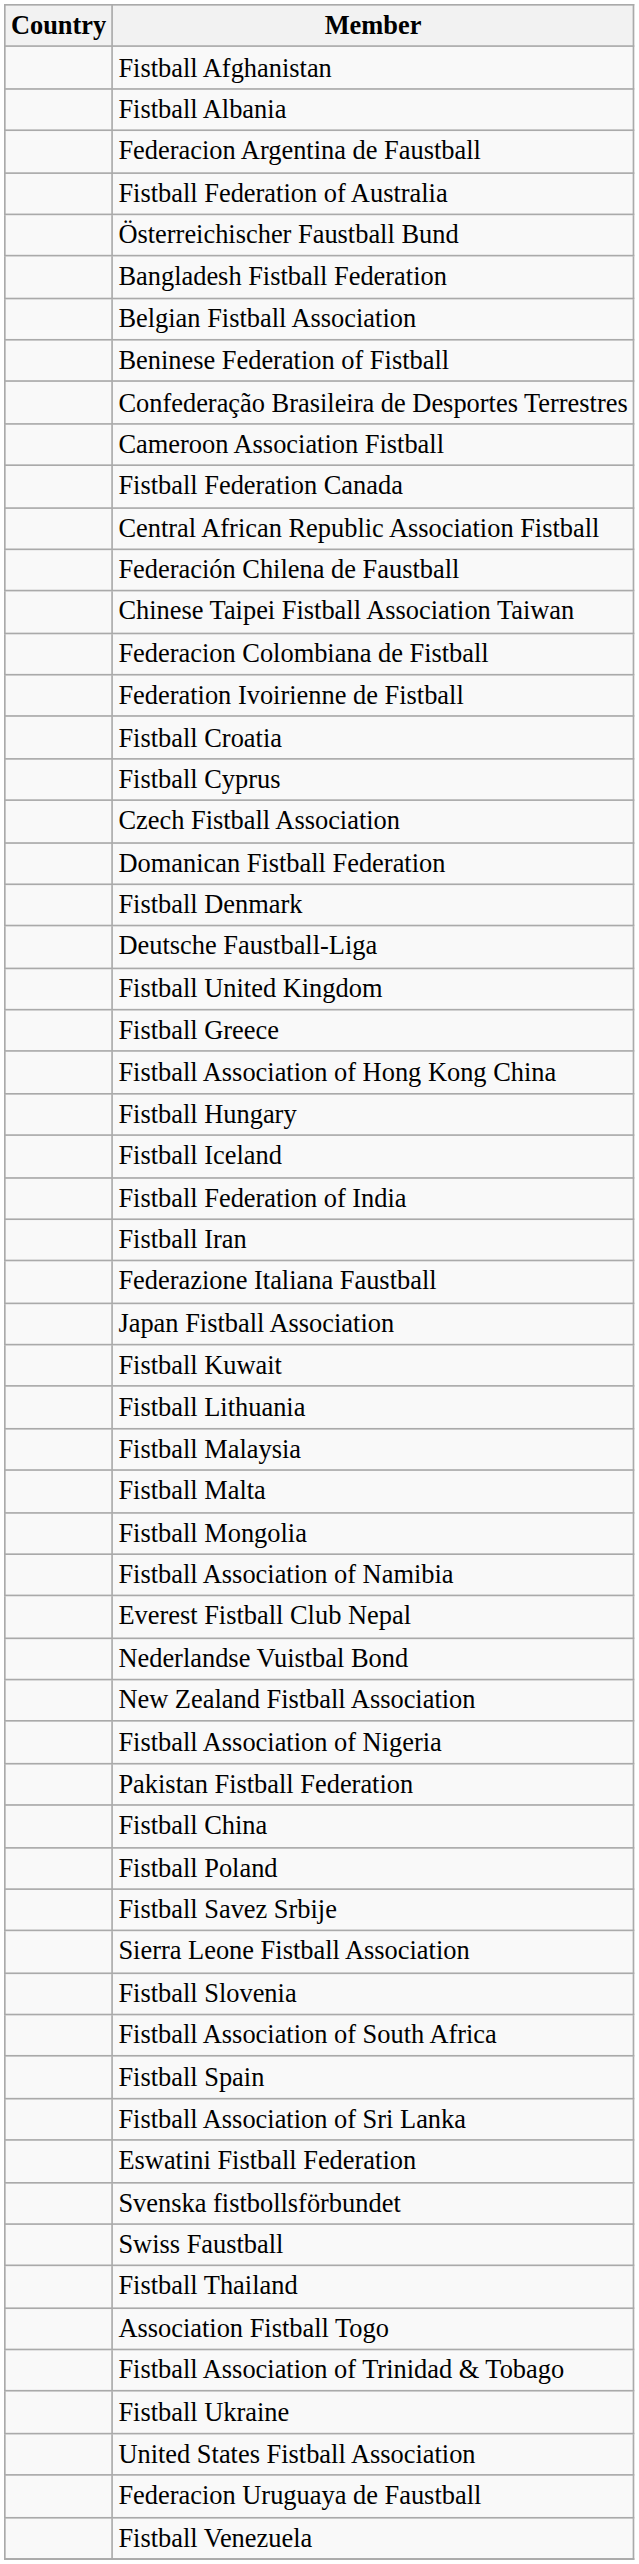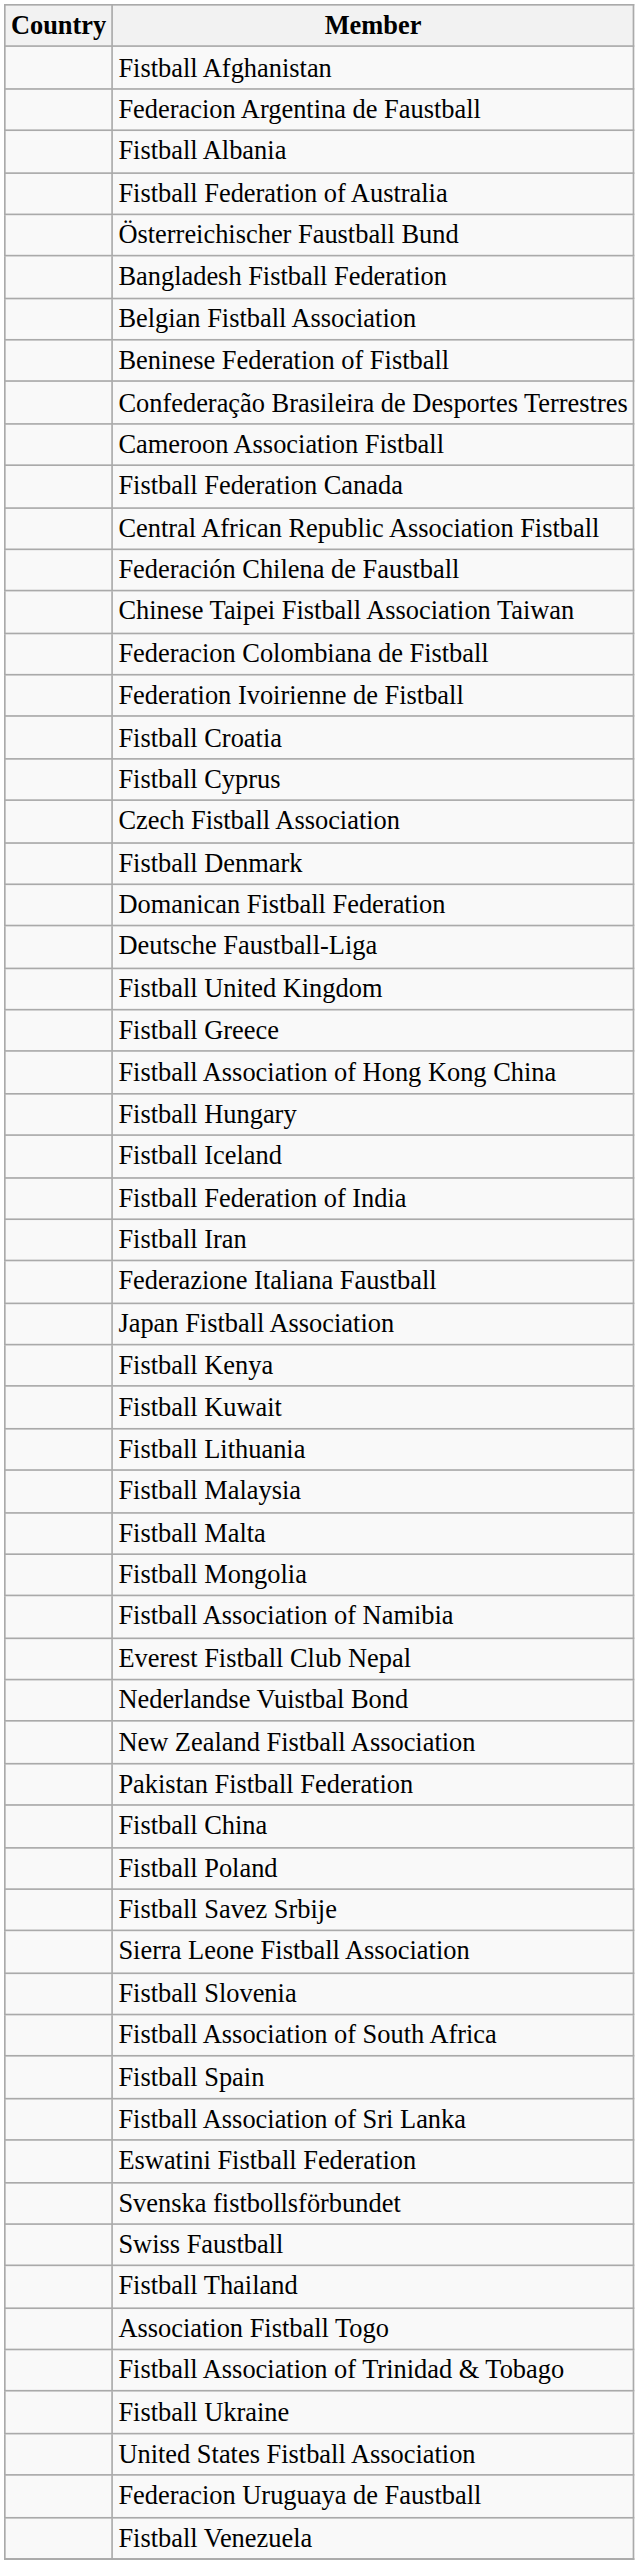rows swapped: (202, 109) <-> (300, 151)
rows swapped: (210, 904) <-> (282, 862)
+ row: (196, 1365)
- row: (280, 1742)
